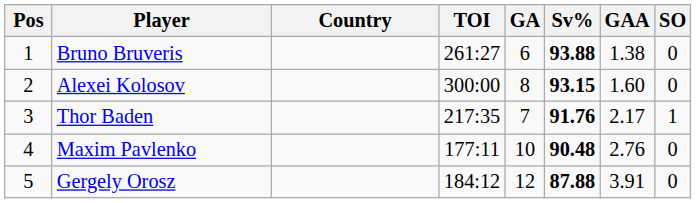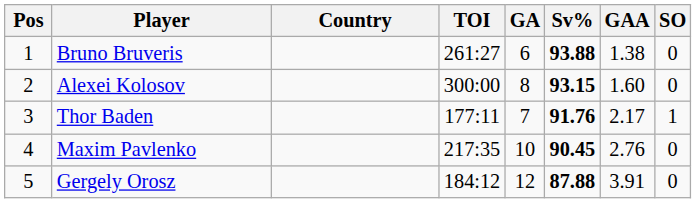(472, 117) 217:35 -> (472, 117) 177:11
(472, 149) 177:11 -> (472, 149) 217:35
(572, 149) 90.48 -> (572, 149) 90.45
